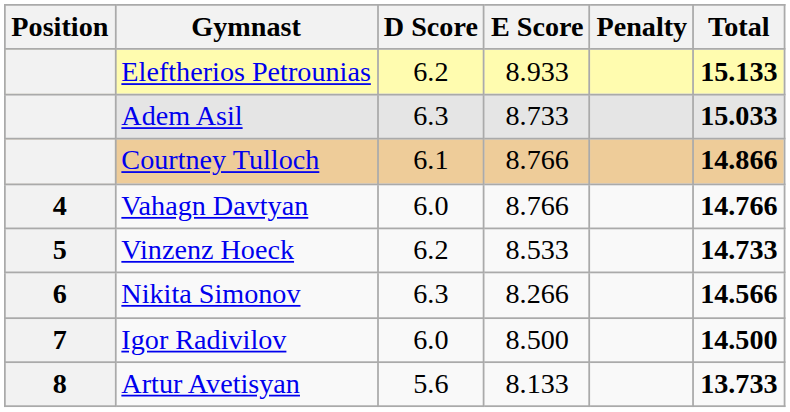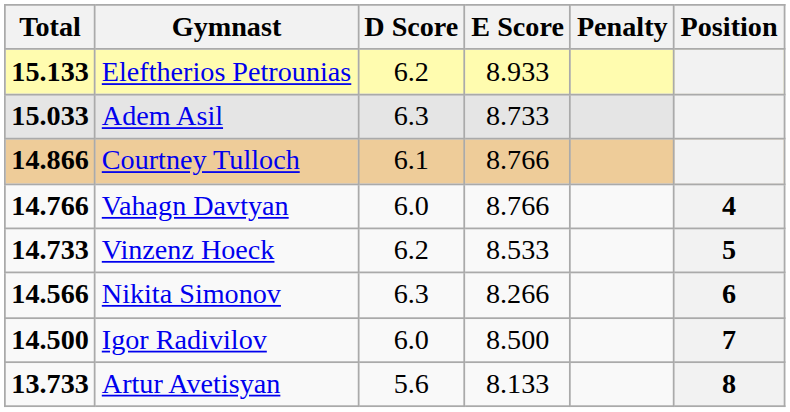columns swapped: (60, 26) <-> (739, 26)
